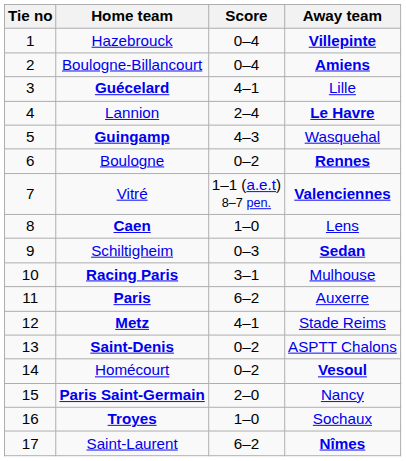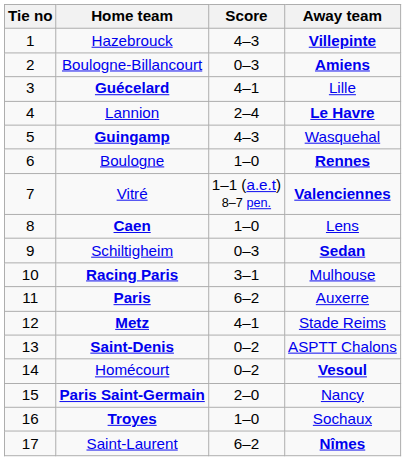(246, 40) 0–4 -> (246, 40) 4–3
(246, 64) 0–4 -> (246, 64) 0–3
(246, 161) 0–2 -> (246, 161) 1–0
